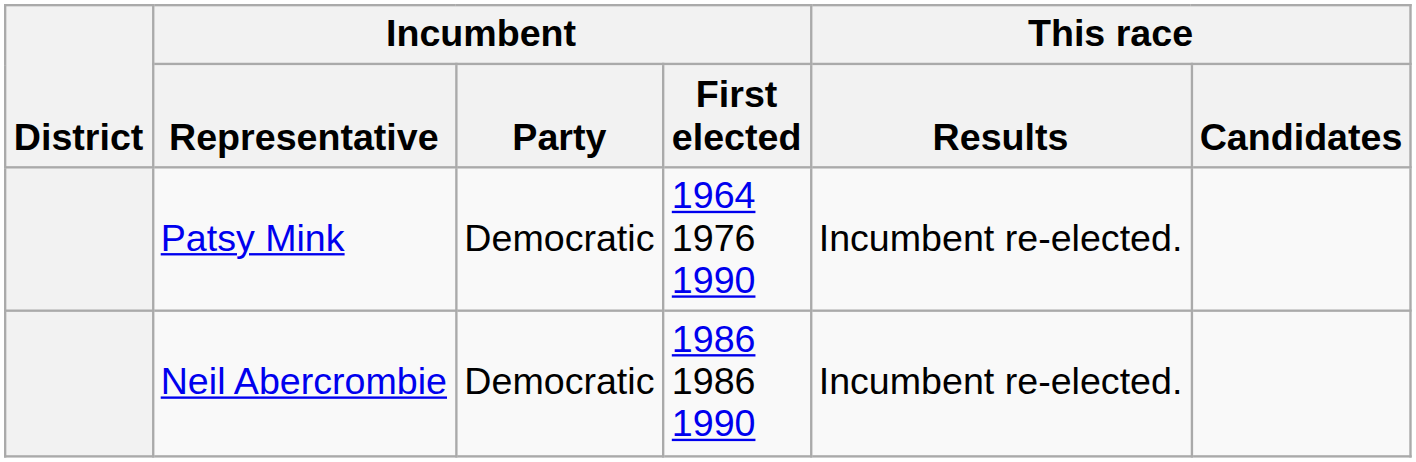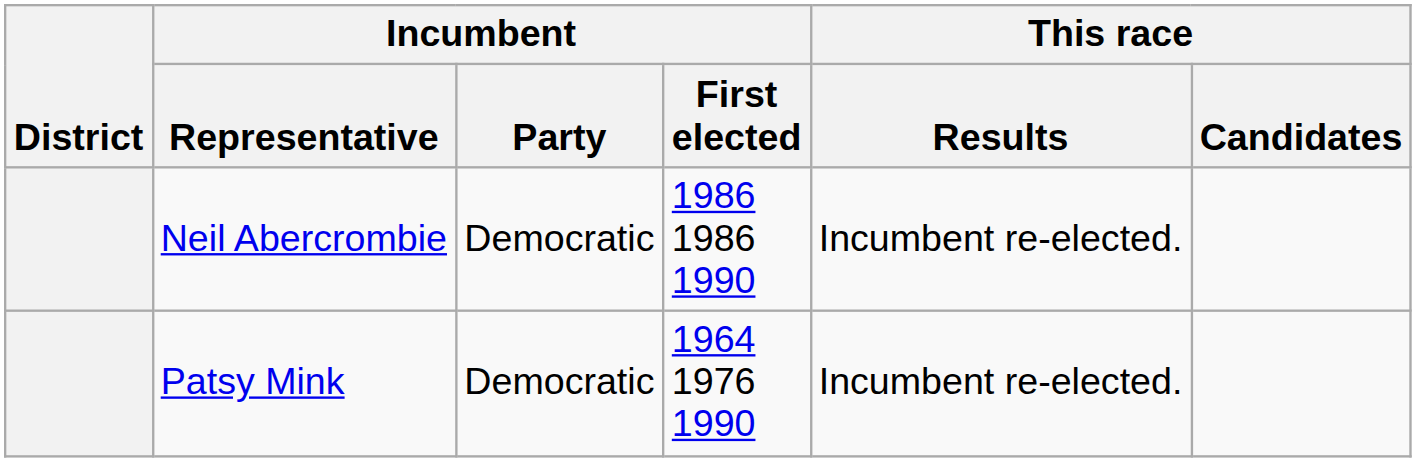rows swapped: (304, 382) <-> (253, 238)
